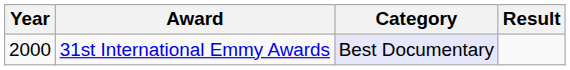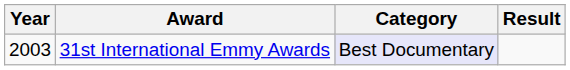(30, 49) 2000 -> (30, 49) 2003
